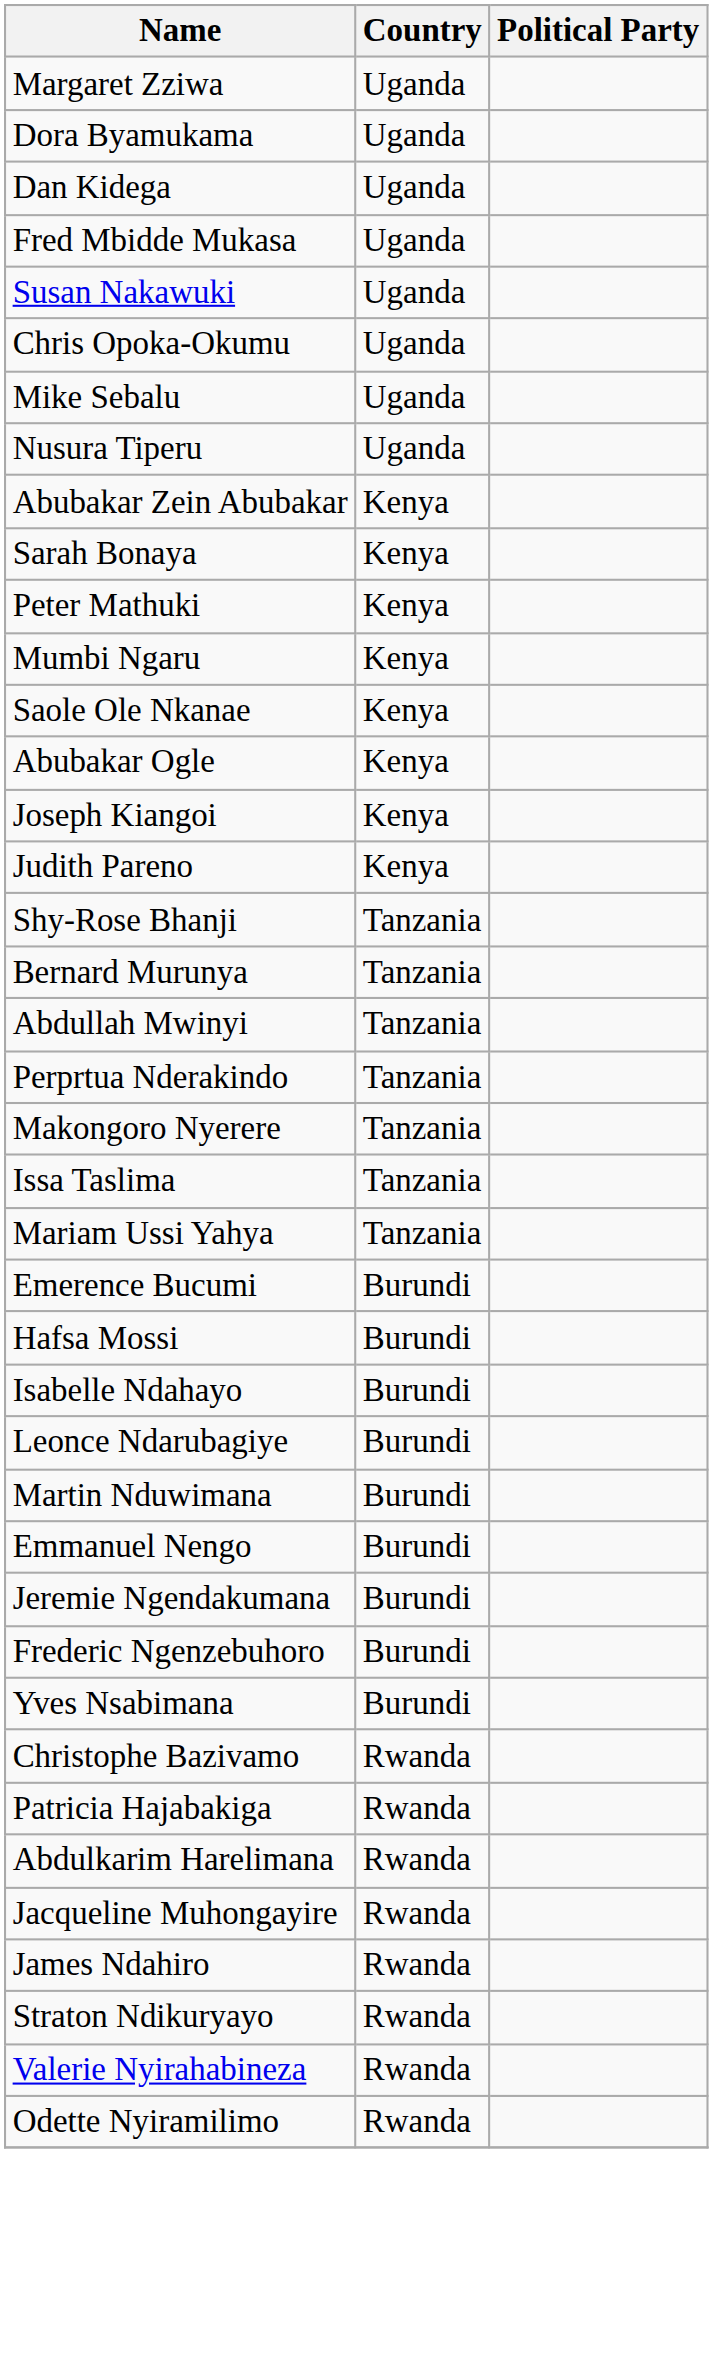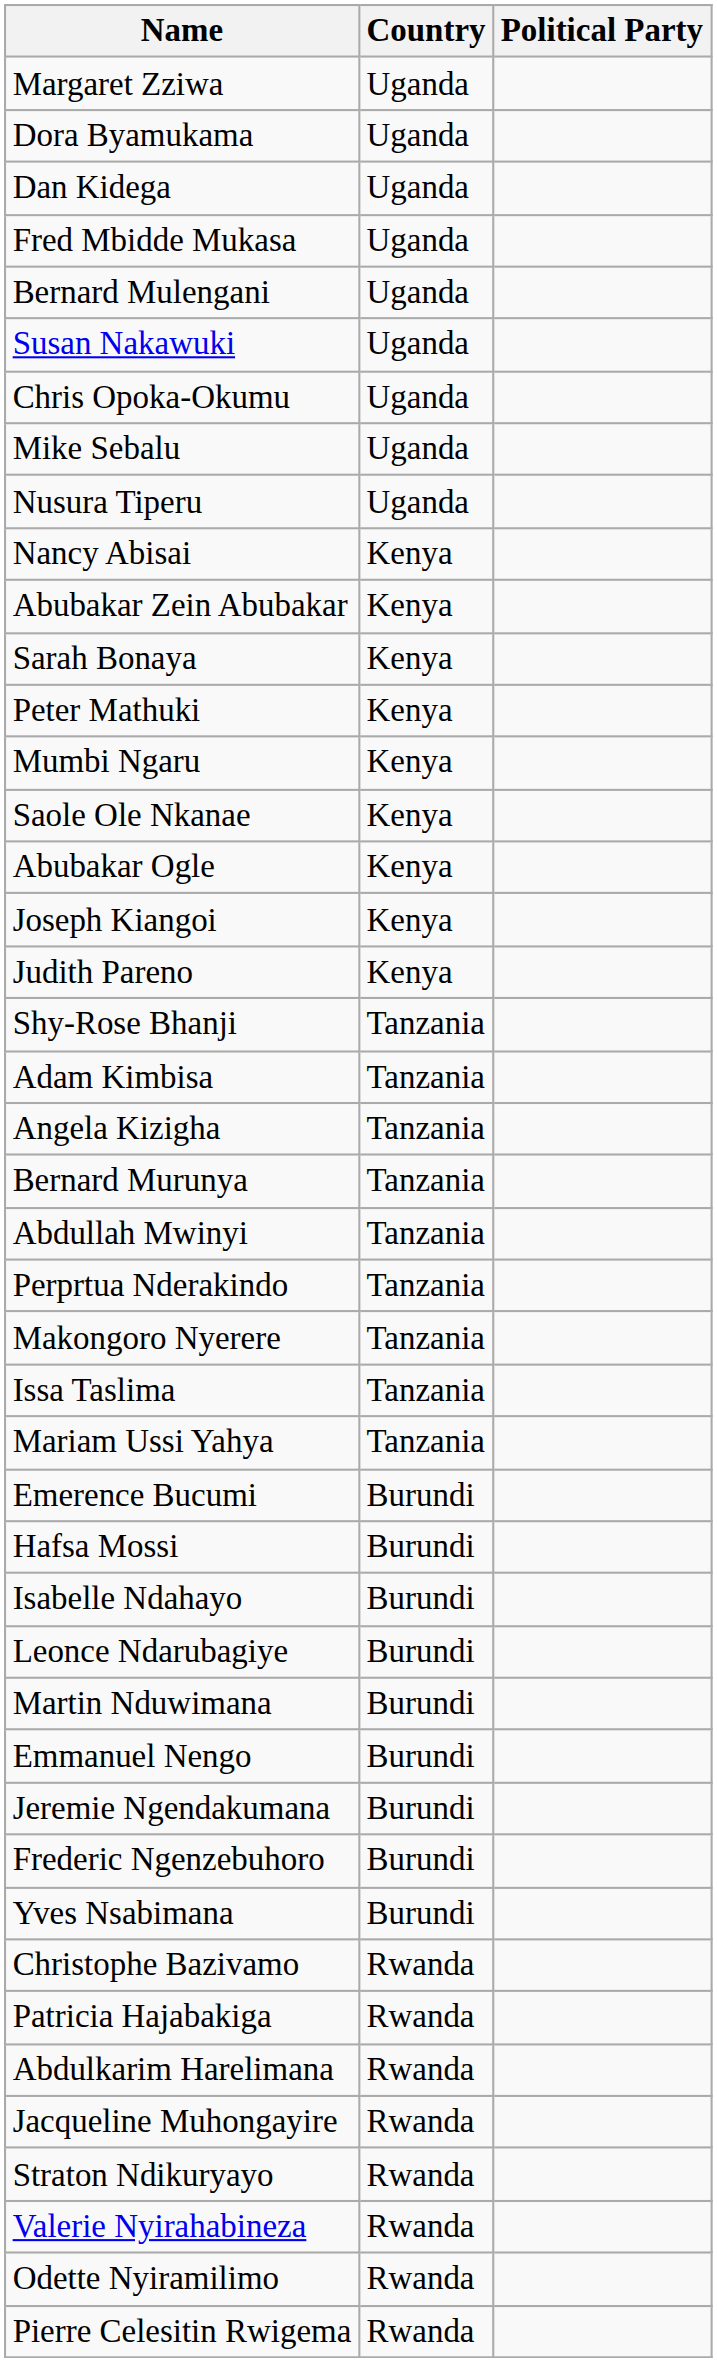+ row: (141, 291)
+ row: (102, 553)
+ row: (113, 1076)
+ row: (117, 1128)
- row: (111, 1964)
+ row: (182, 2330)
